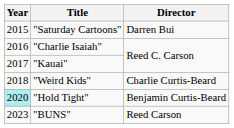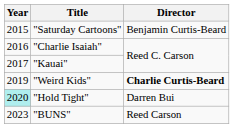(150, 30) Darren Bui -> (176, 30) Benjamin Curtis-Beard
(18, 81) 2018 -> (18, 81) 2019
(171, 81) normal -> (175, 81) bold
(176, 98) Benjamin Curtis-Beard -> (150, 98) Darren Bui
